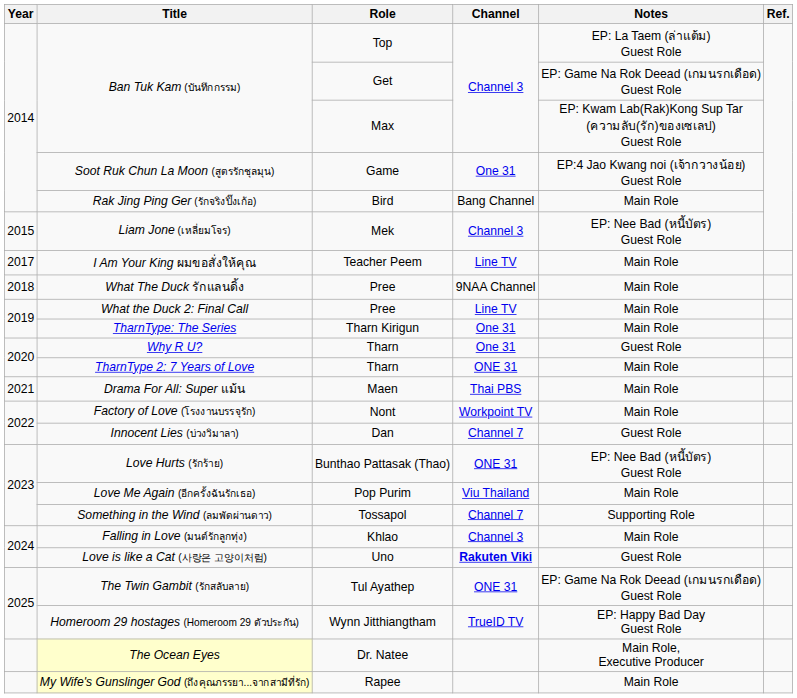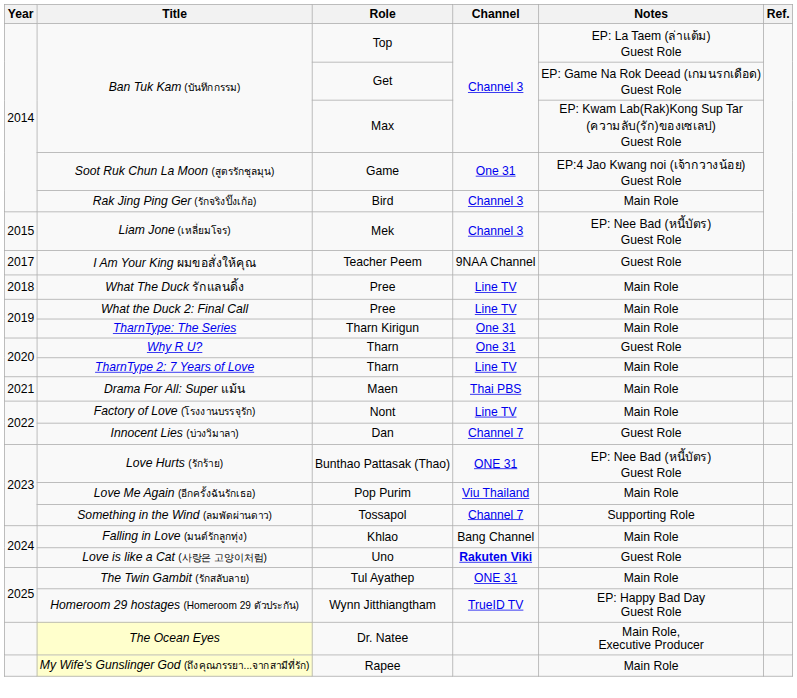(496, 201) Bang Channel -> (496, 201) Channel 3
(496, 262) Line TV -> (496, 262) 9NAA Channel
(651, 262) Main Role -> (651, 262) Guest Role
(496, 287) 9NAA Channel -> (496, 287) Line TV
(496, 367) ONE 31 -> (496, 367) Line TV
(496, 412) Workpoint TV -> (496, 412) Line TV
(496, 536) Channel 3 -> (496, 536) Bang Channel
(651, 588) EP: Game Na Rok Deead (เกมนรกเดือด) Guest Role -> (651, 578) Main Role
